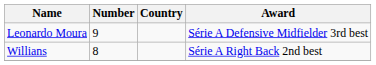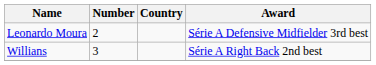(95, 32) 9 -> (95, 32) 2
(95, 51) 8 -> (95, 51) 3
